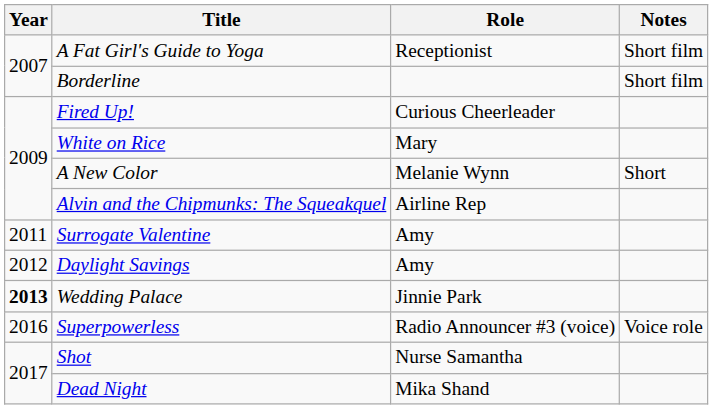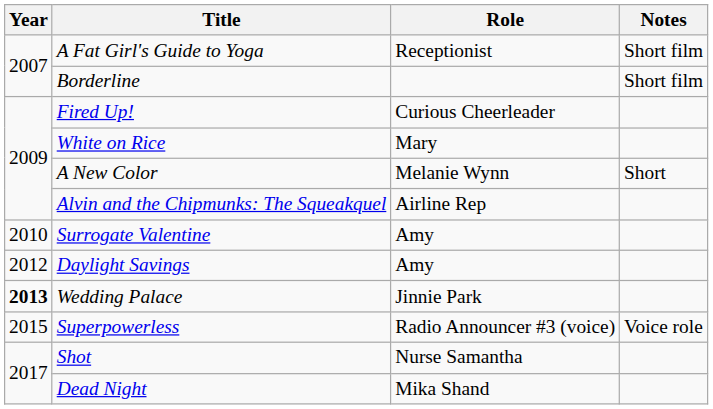(28, 234) 2011 -> (28, 234) 2010
(28, 326) 2016 -> (28, 326) 2015
